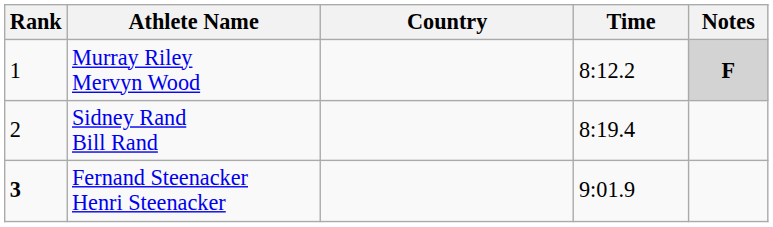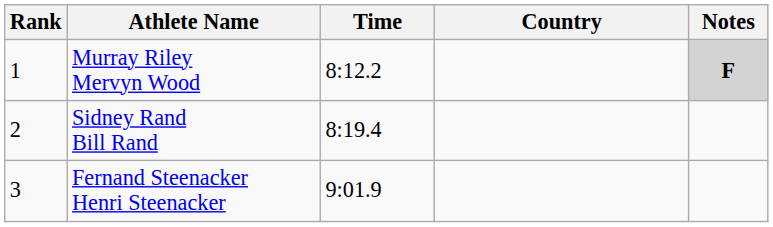columns swapped: (447, 22) <-> (631, 22)
(15, 190) bold -> (15, 190) normal
